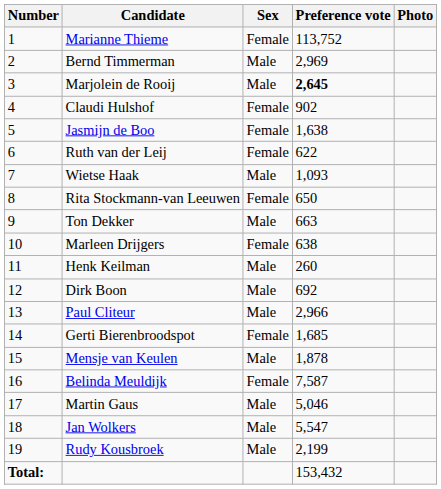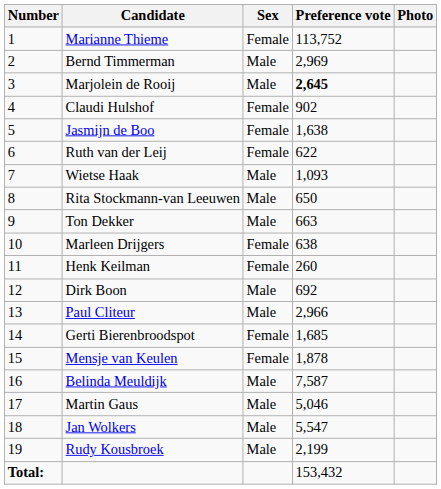(268, 198) Female -> (261, 198) Male
(261, 267) Male -> (268, 267) Female
(261, 358) Male -> (268, 358) Female
(268, 381) Female -> (261, 381) Male
